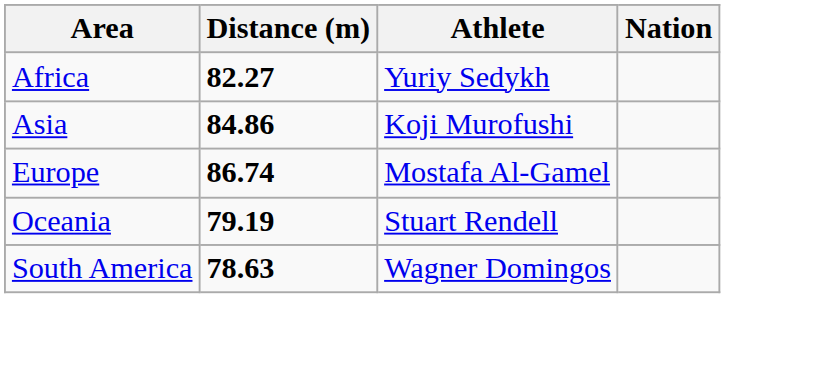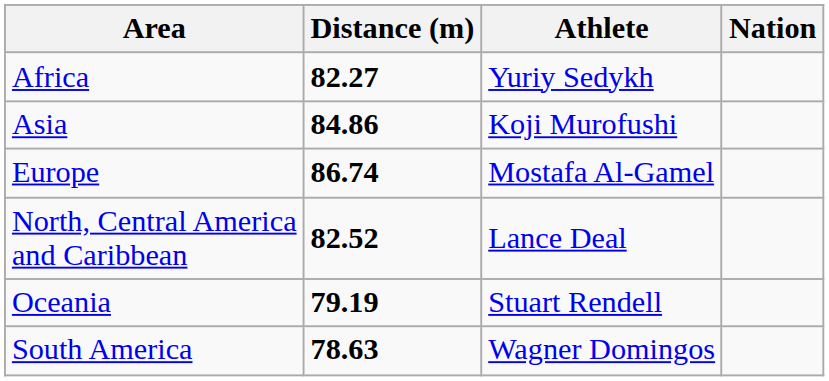+ row: (154, 237)
